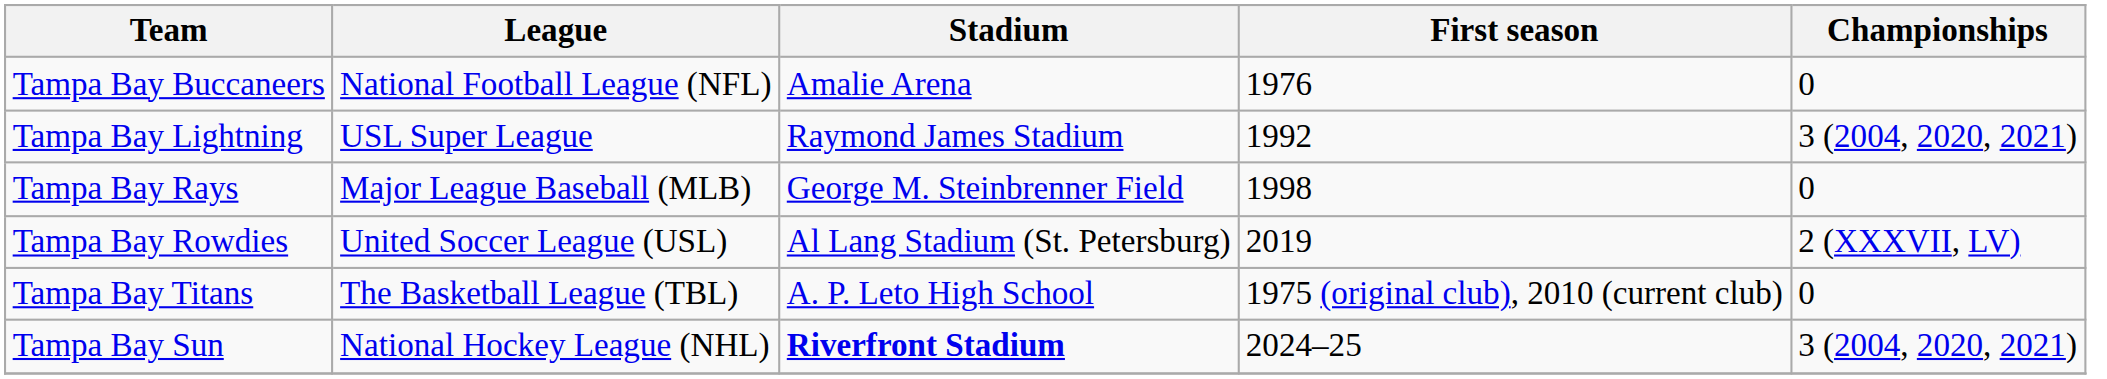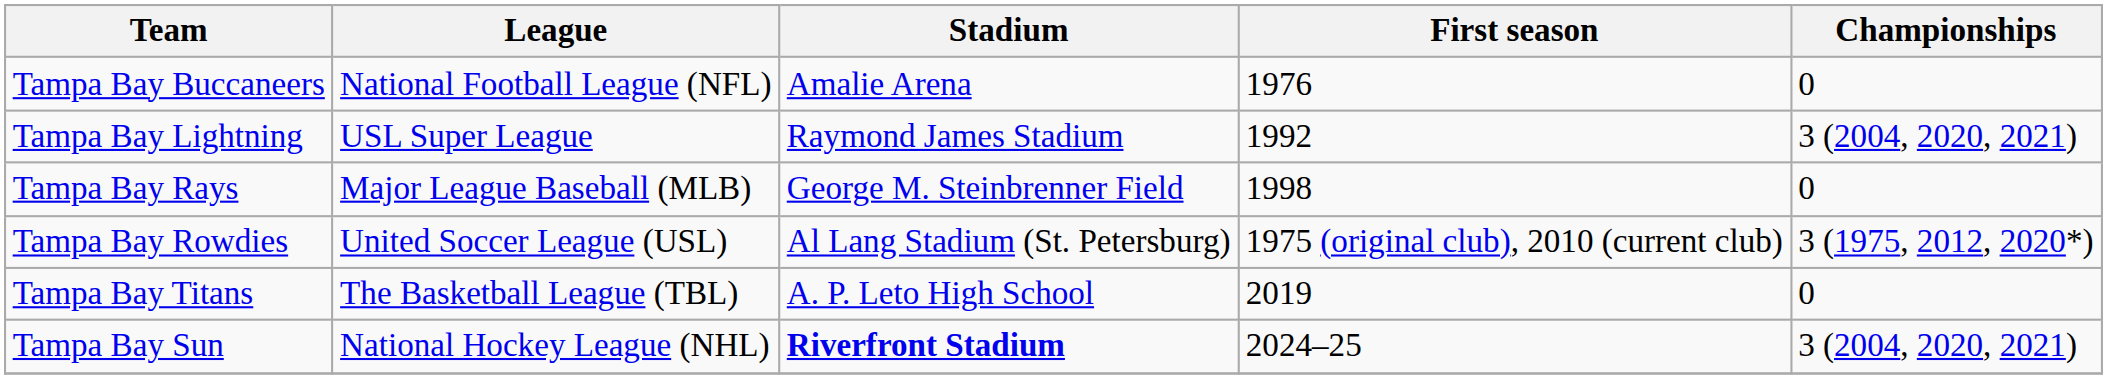(1279, 240) 2019 -> (1514, 240) 1975 (original club), 2010 (current club)
(1909, 240) 2 (XXXVII, LV) -> (1946, 240) 3 (1975, 2012, 2020*)
(1514, 293) 1975 (original club), 2010 (current club) -> (1279, 293) 2019
